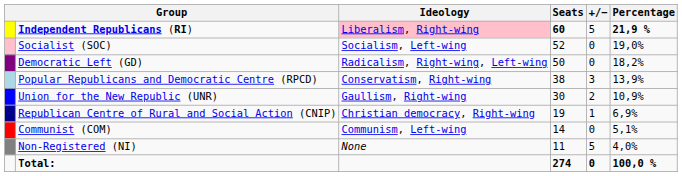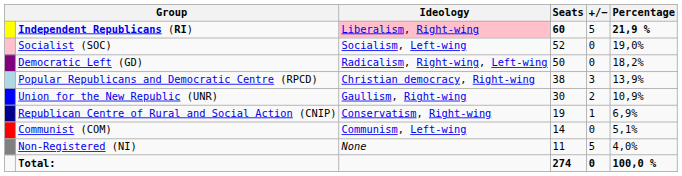(416, 80) Conservatism, Right-wing -> (438, 80) Christian democracy, Right-wing
(438, 114) Christian democracy, Right-wing -> (416, 114) Conservatism, Right-wing
